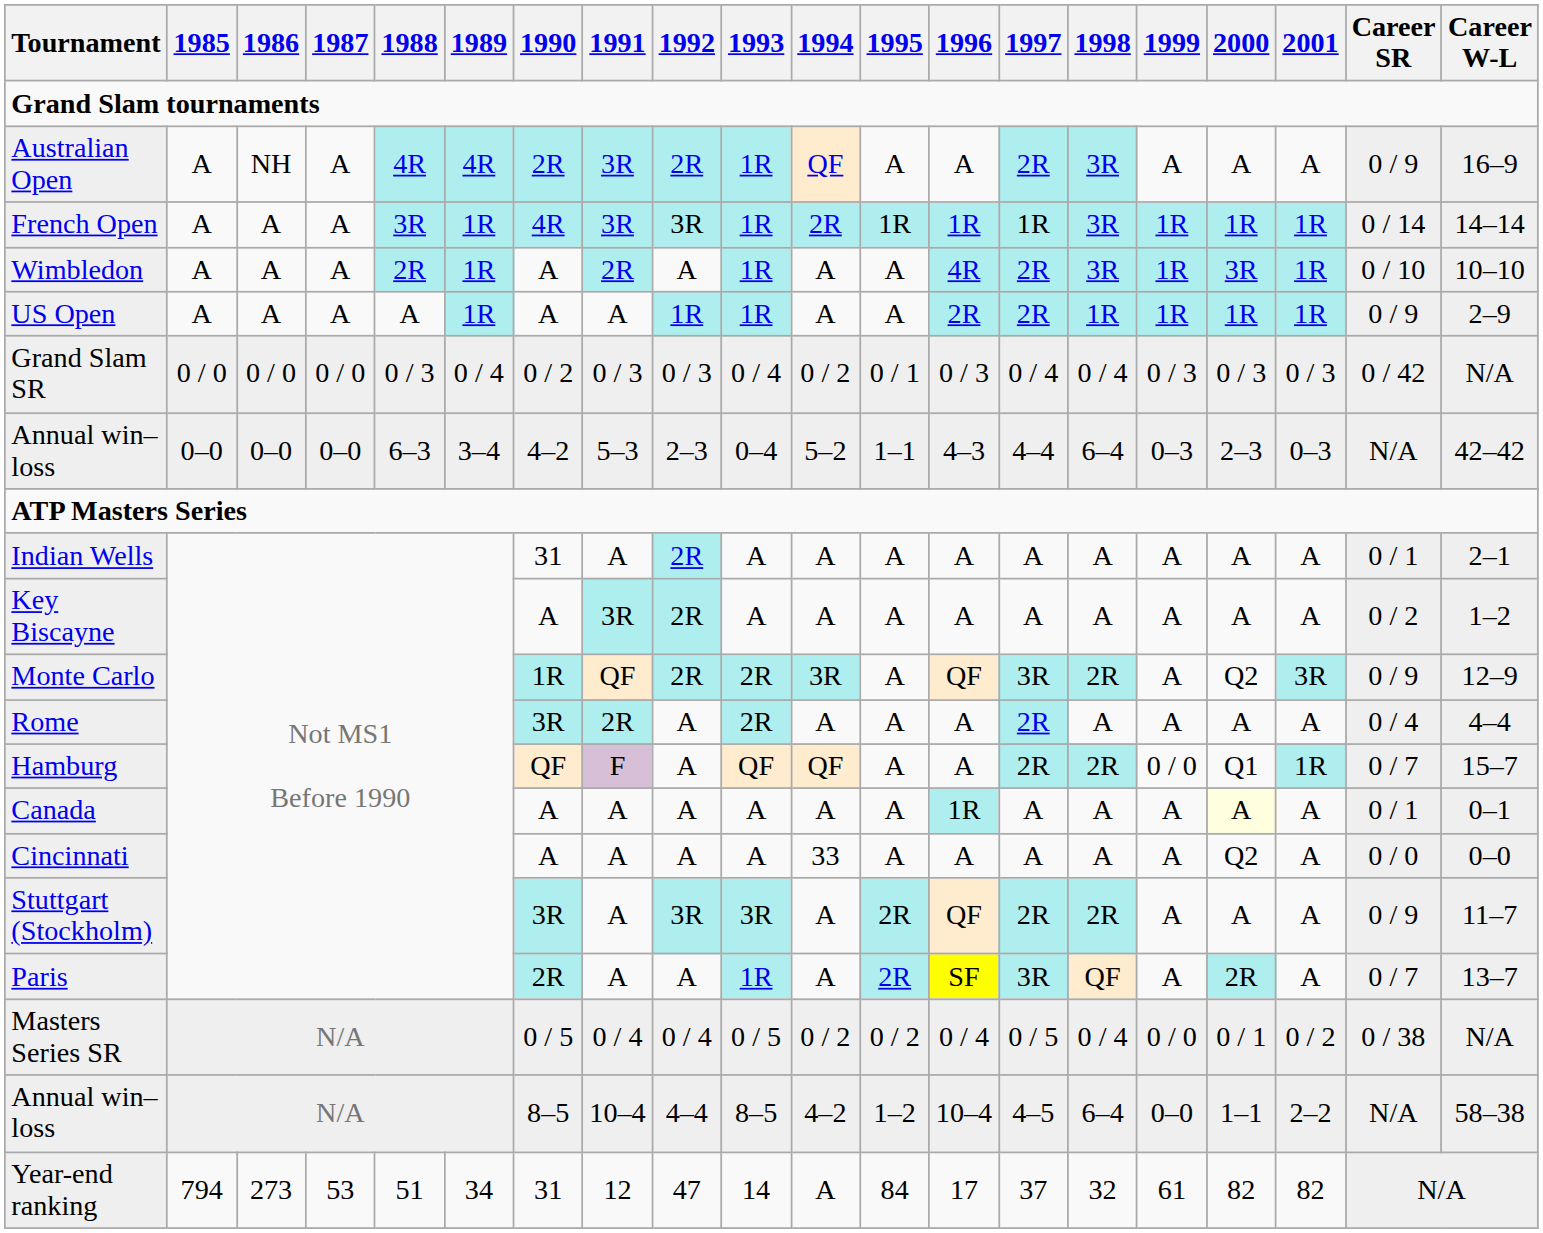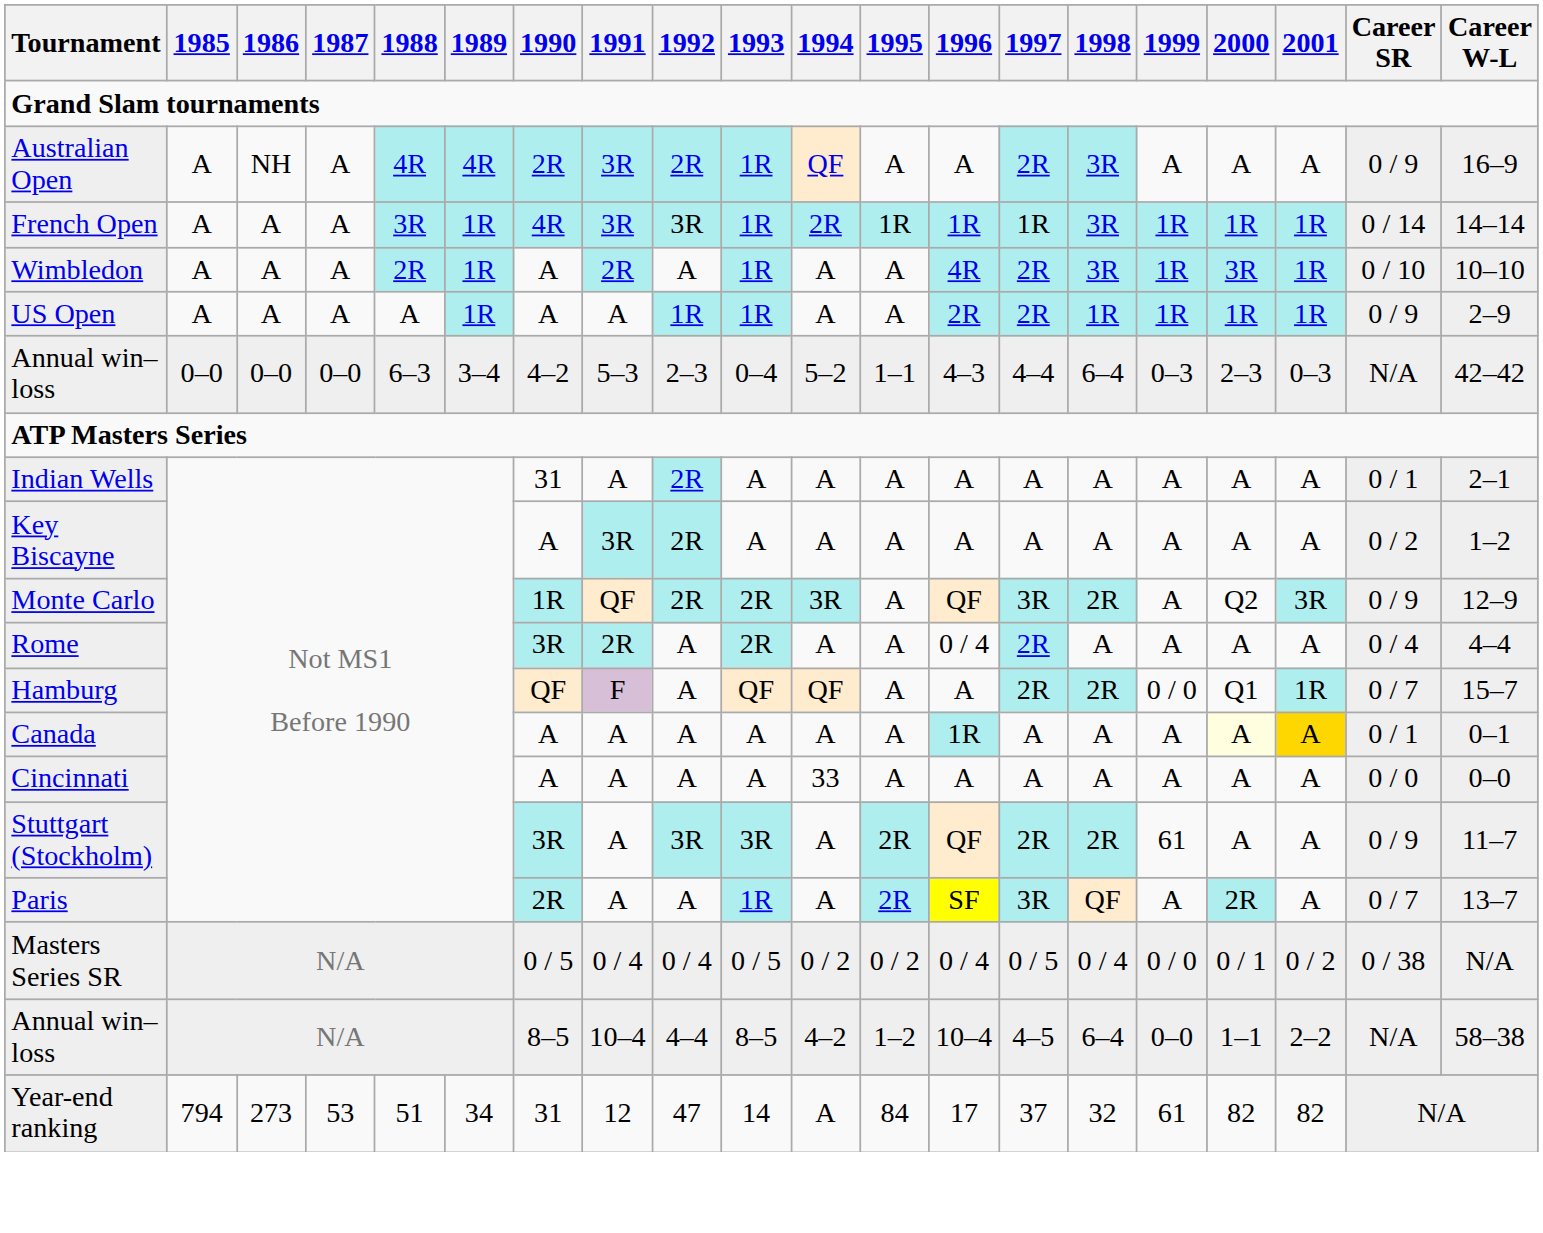- row: (79, 373)
(964, 721) A -> (964, 644) 0 / 4
(1310, 810) no background -> (1310, 734) gold background
(1241, 855) Q2 -> (1241, 778) A
(1172, 915) A -> (1172, 839) 61
